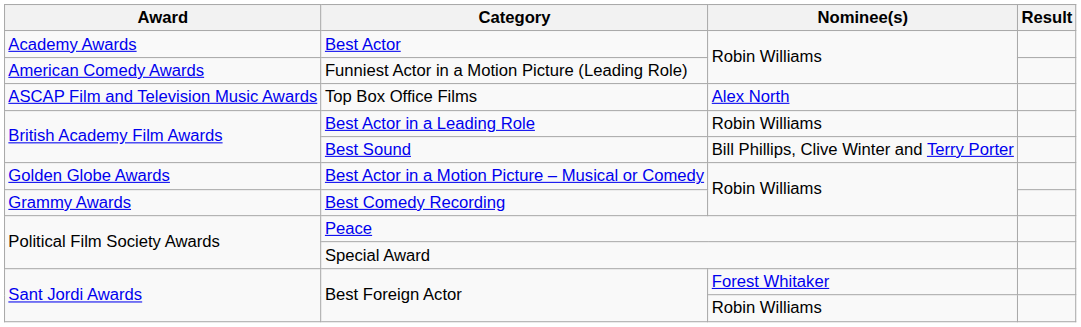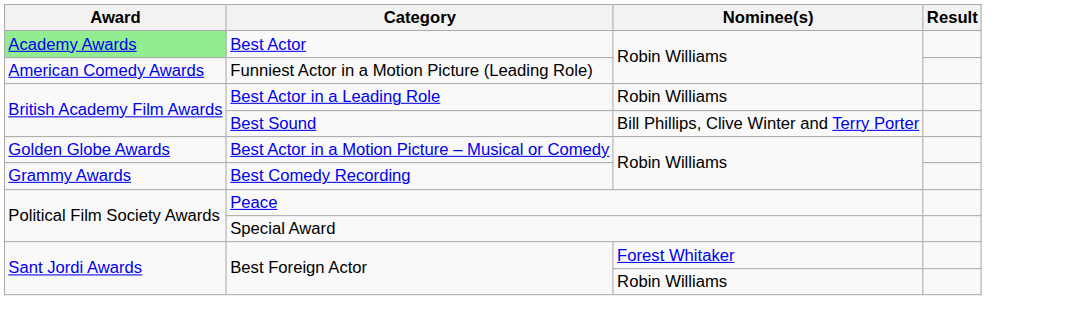(72, 44) no background -> (72, 44) lightgreen background
- row: (401, 96)
